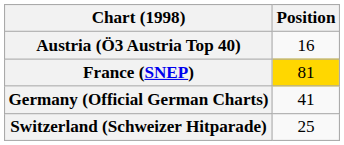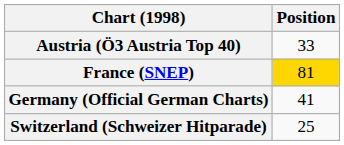(306, 45) 16 -> (306, 45) 33
